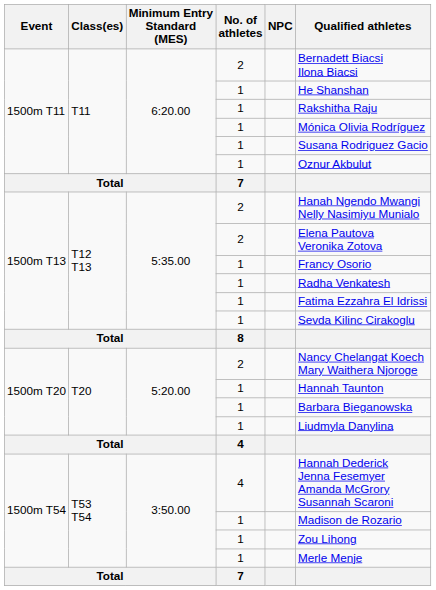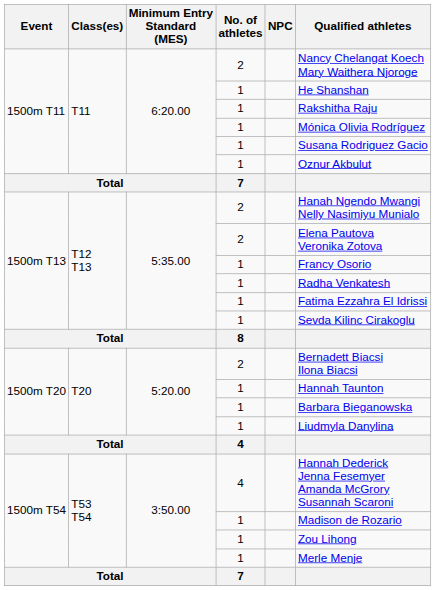(340, 65) Bernadett Biacsi Ilona Biacsi -> (361, 65) Nancy Chelangat Koech Mary Waithera Njoroge
(361, 363) Nancy Chelangat Koech Mary Waithera Njoroge -> (340, 363) Bernadett Biacsi Ilona Biacsi
